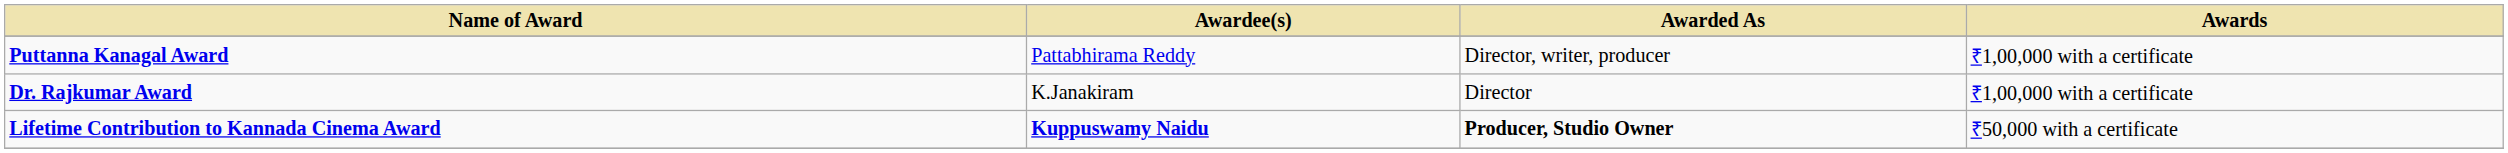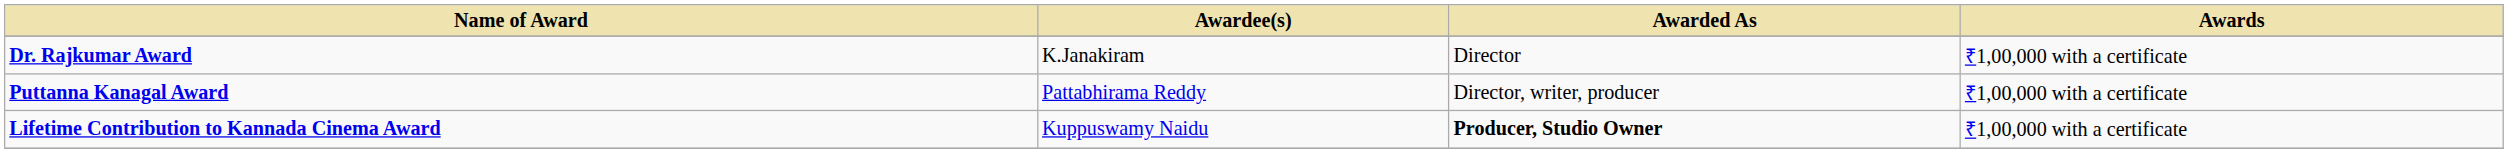rows swapped: (101, 91) <-> (119, 54)
(1120, 129) bold -> (1125, 129) normal
(2074, 130) ₹50,000 with a certificate -> (2076, 130) ₹1,00,000 with a certificate
